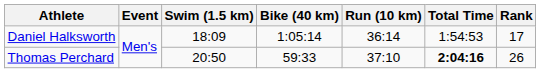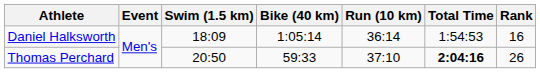(516, 37) 17 -> (516, 37) 16
